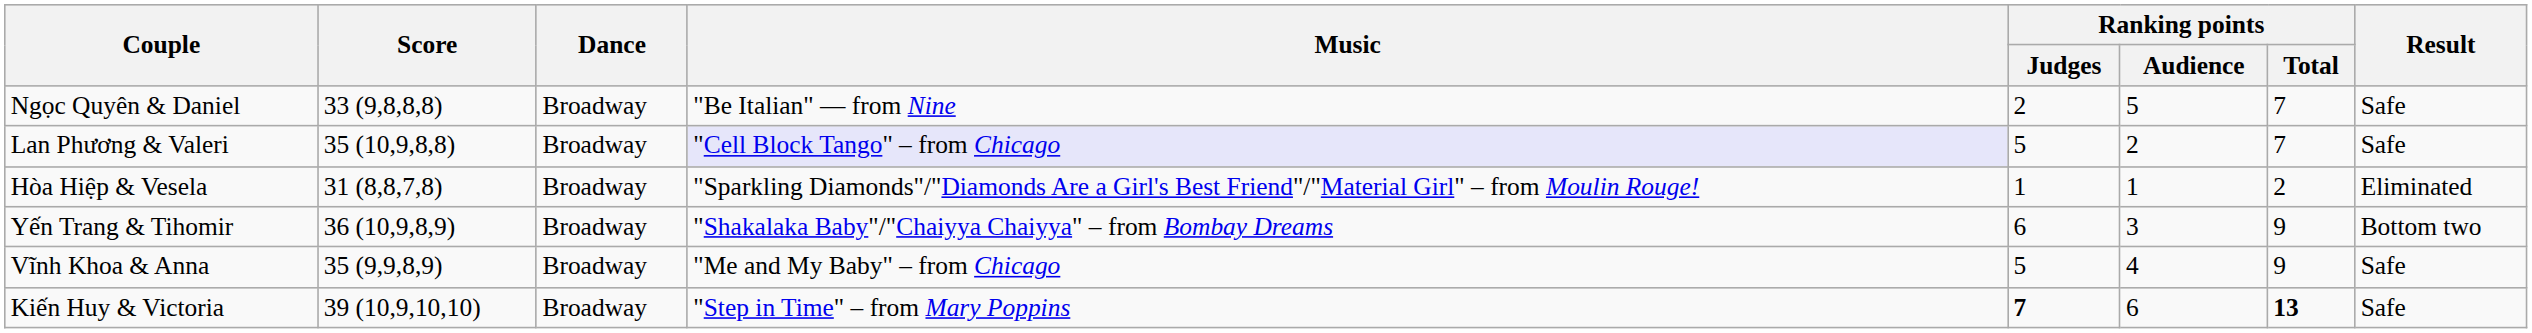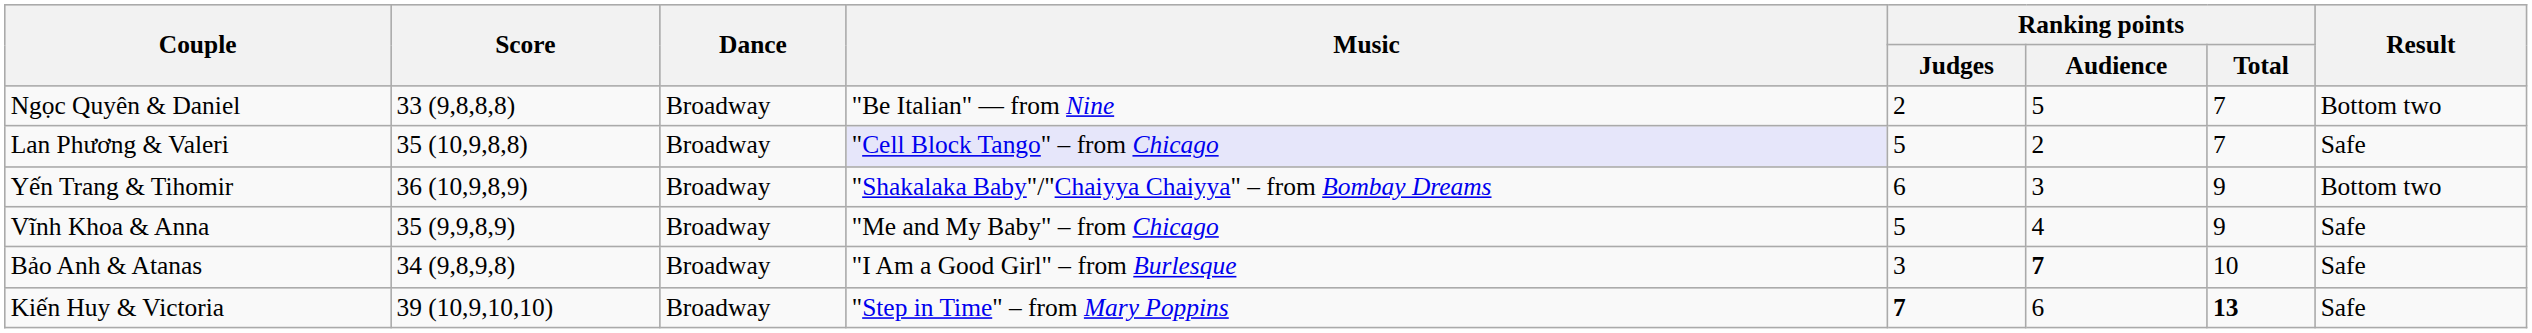(2383, 105) Safe -> (2381, 105) Bottom two
- row: (109, 186)
+ row: (106, 266)
